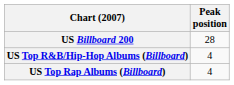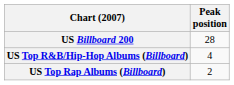(210, 71) 4 -> (210, 71) 2
